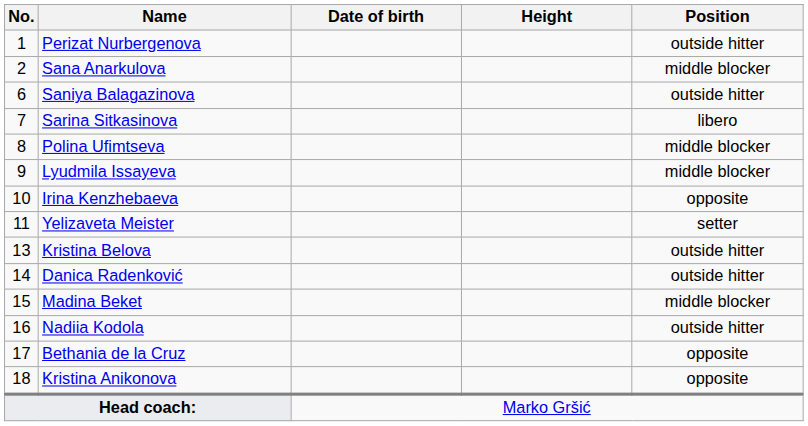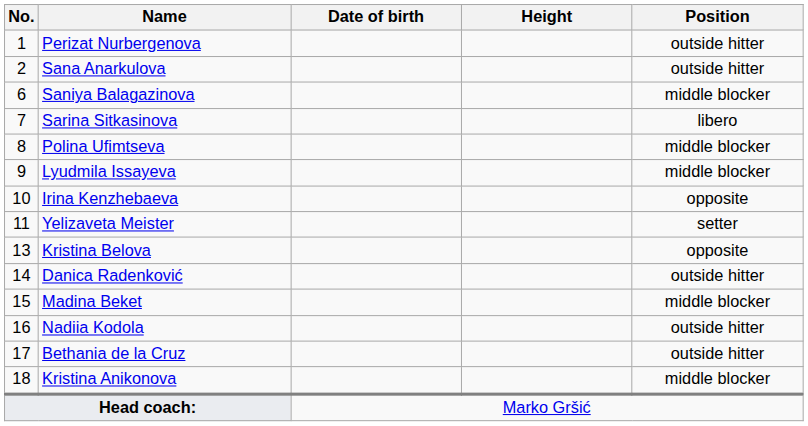(717, 69) middle blocker -> (717, 69) outside hitter
(717, 95) outside hitter -> (717, 95) middle blocker
(717, 250) outside hitter -> (717, 250) opposite
(717, 353) opposite -> (717, 353) outside hitter
(717, 379) opposite -> (717, 379) middle blocker
